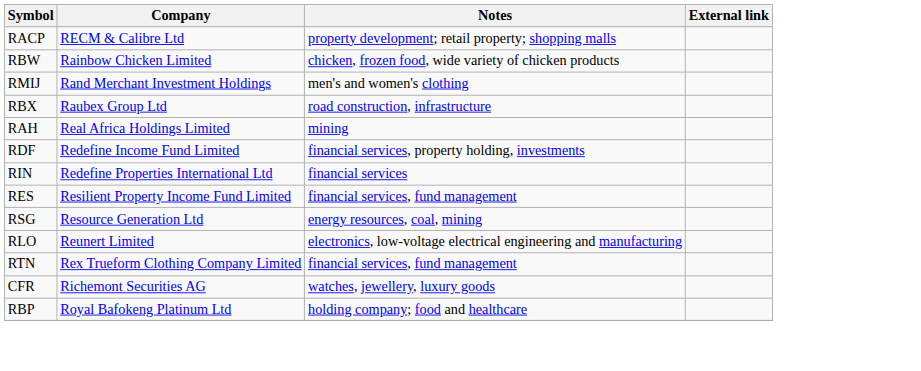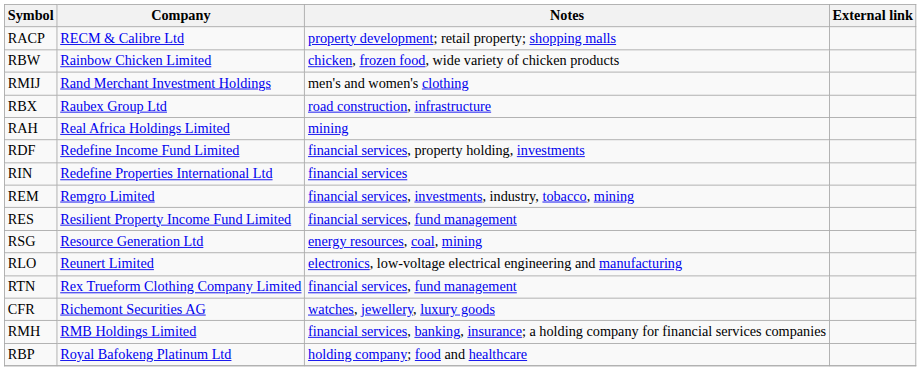+ row: (23, 196)
+ row: (24, 331)
